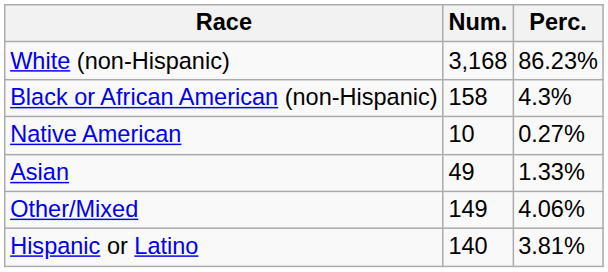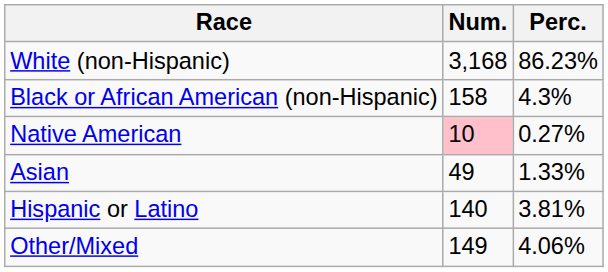(462, 135) no background -> (462, 135) pink background
rows swapped: (74, 209) <-> (104, 246)
